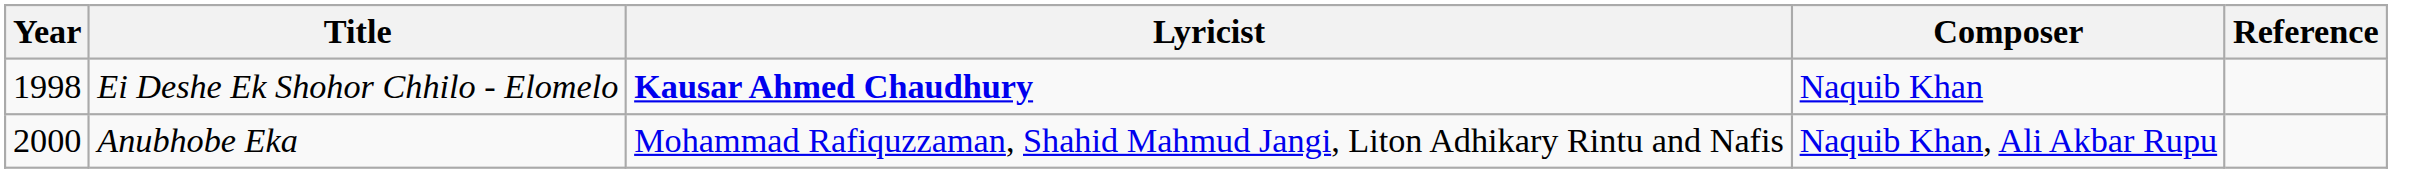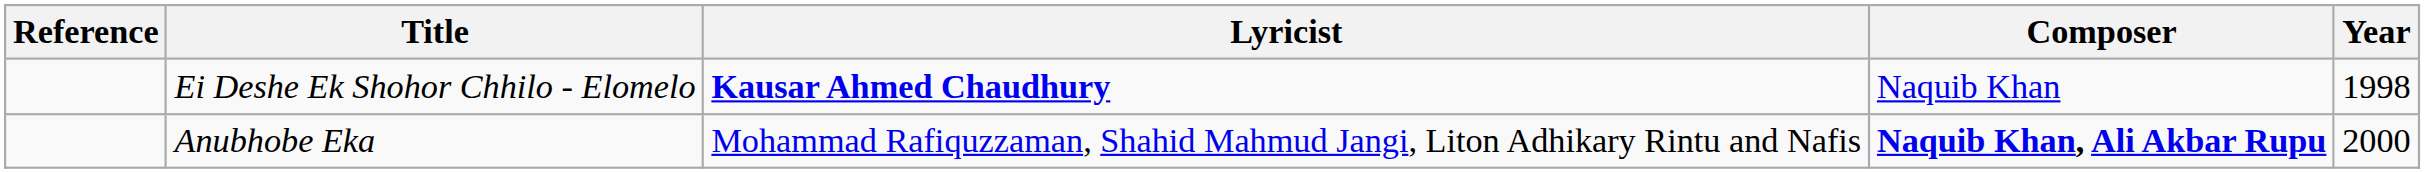columns swapped: (47, 31) <-> (2306, 31)
(2008, 140) normal -> (2102, 140) bold
